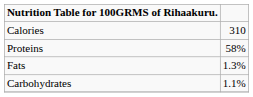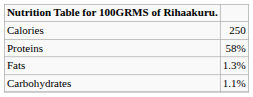(238, 30) 310 -> (238, 30) 250
